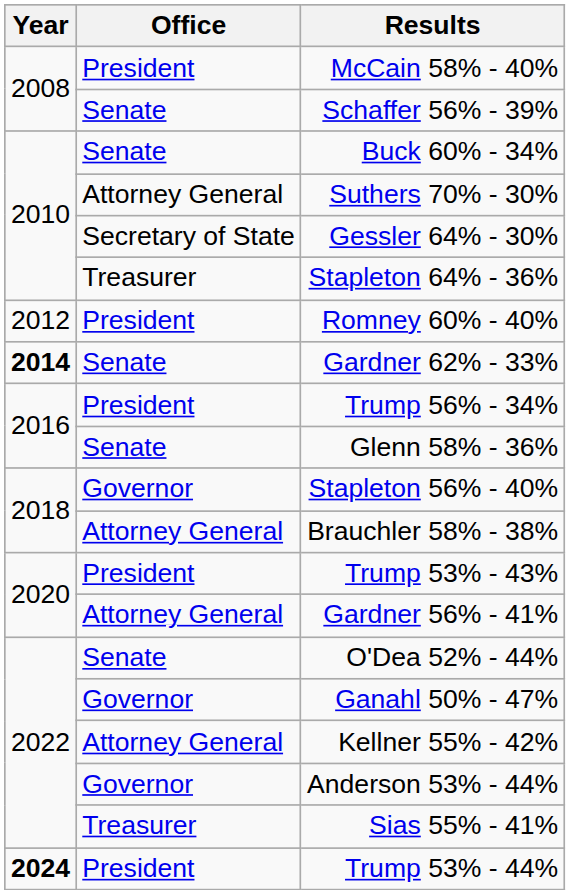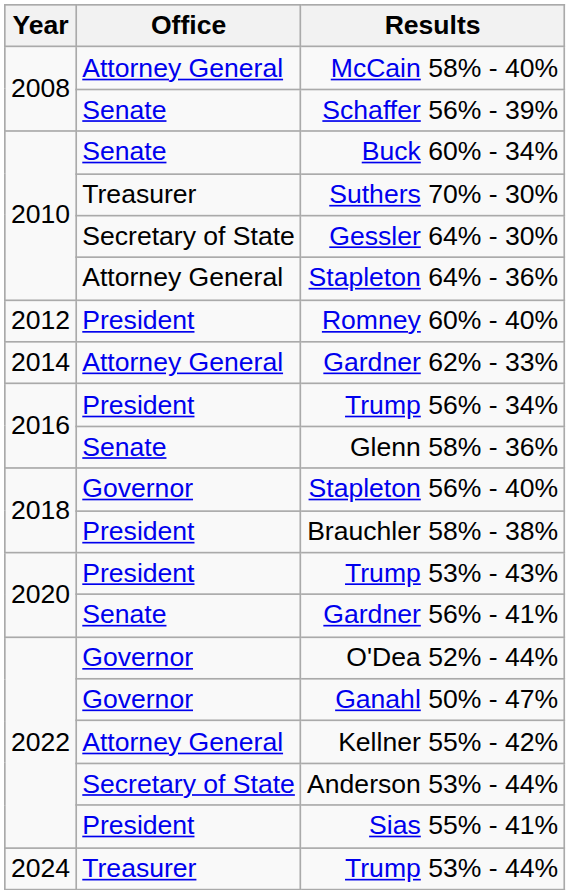(138, 67) President -> (183, 67) Attorney General
(183, 194) Attorney General -> (139, 194) Treasurer
(139, 278) Treasurer -> (183, 278) Attorney General
(40, 362) bold -> (40, 362) normal
(124, 362) Senate -> (183, 362) Attorney General
(183, 531) Attorney General -> (138, 531) President
(183, 615) Attorney General -> (124, 615) Senate
(124, 657) Senate -> (138, 657) Governor
(138, 783) Governor -> (189, 783) Secretary of State
(139, 825) Treasurer -> (138, 825) President
(40, 868) bold -> (40, 868) normal
(138, 868) President -> (139, 868) Treasurer
